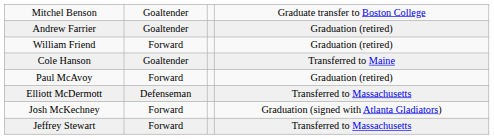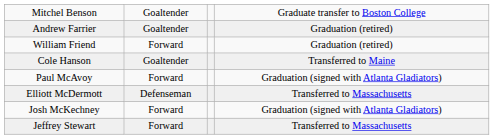(352, 77) Graduation (retired) -> (352, 77) Graduation (signed with Atlanta Gladiators)
